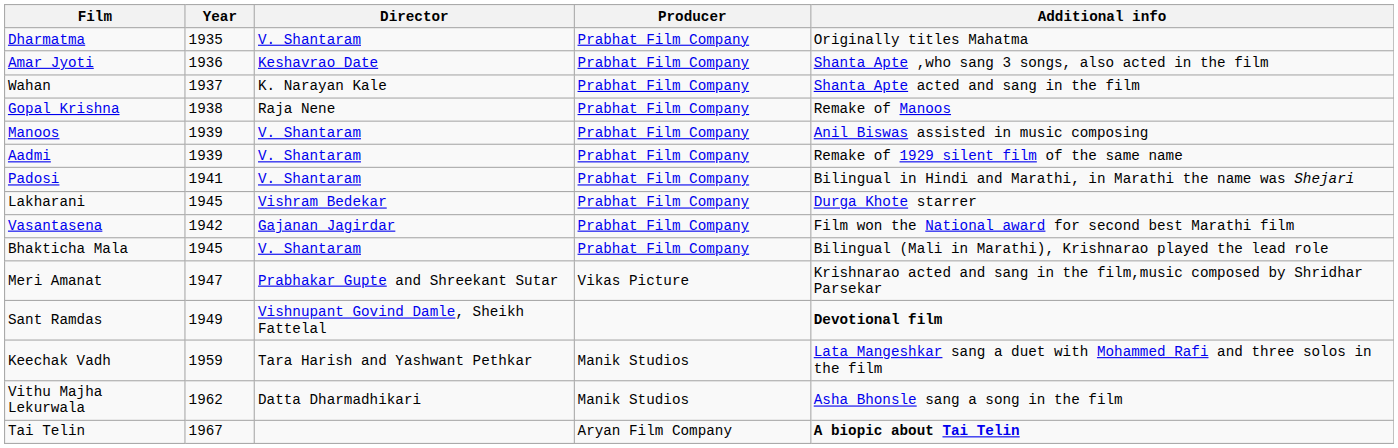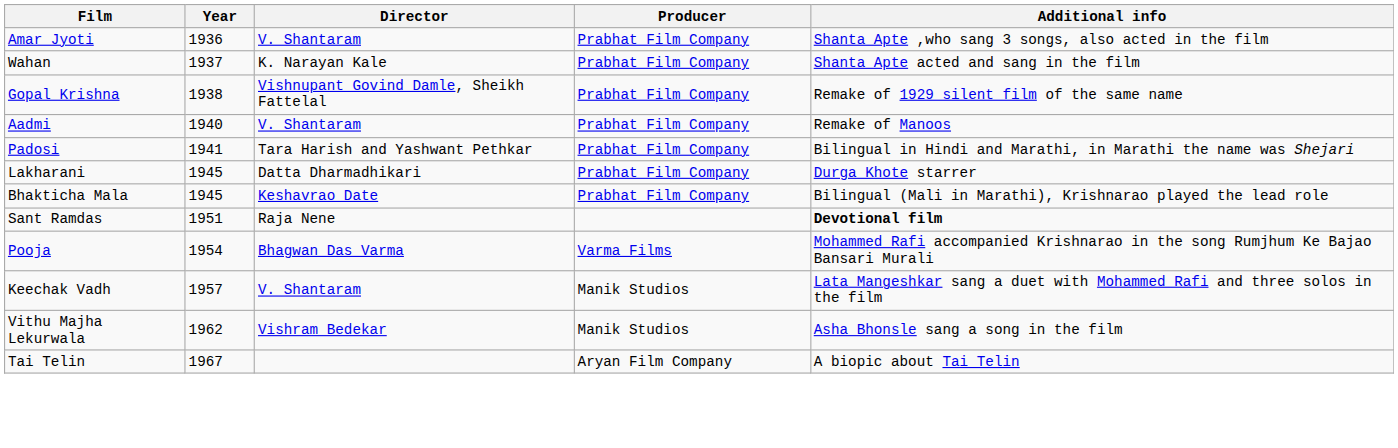- row: (47, 40)
(318, 63) Keshavrao Date -> (310, 40) V. Shantaram
(297, 109) Raja Nene -> (391, 94) Vishnupant Govind Damle, Sheikh Fattelal
(882, 109) Remake of Manoos -> (998, 94) Remake of 1929 silent film of the same name
- row: (34, 133)
(206, 156) 1939 -> (206, 126) 1940
(998, 156) Remake of 1929 silent film of the same name -> (882, 126) Remake of Manoos
(310, 179) V. Shantaram -> (395, 149) Tara Harish and Yashwant Pethkar
(322, 203) Vishram Bedekar -> (340, 173) Datta Dharmadhikari
- row: (55, 226)
(310, 249) V. Shantaram -> (318, 196) Keshavrao Date
- row: (55, 281)
(206, 321) 1949 -> (206, 219) 1951
(391, 321) Vishnupant Govind Damle, Sheikh Fattelal -> (297, 219) Raja Nene
+ row: (29, 251)
(206, 360) 1959 -> (206, 291) 1957
(395, 360) Tara Harish and Yashwant Pethkar -> (310, 291) V. Shantaram
(340, 400) Datta Dharmadhikari -> (322, 330) Vishram Bedekar
(917, 432) bold -> (917, 362) normal
